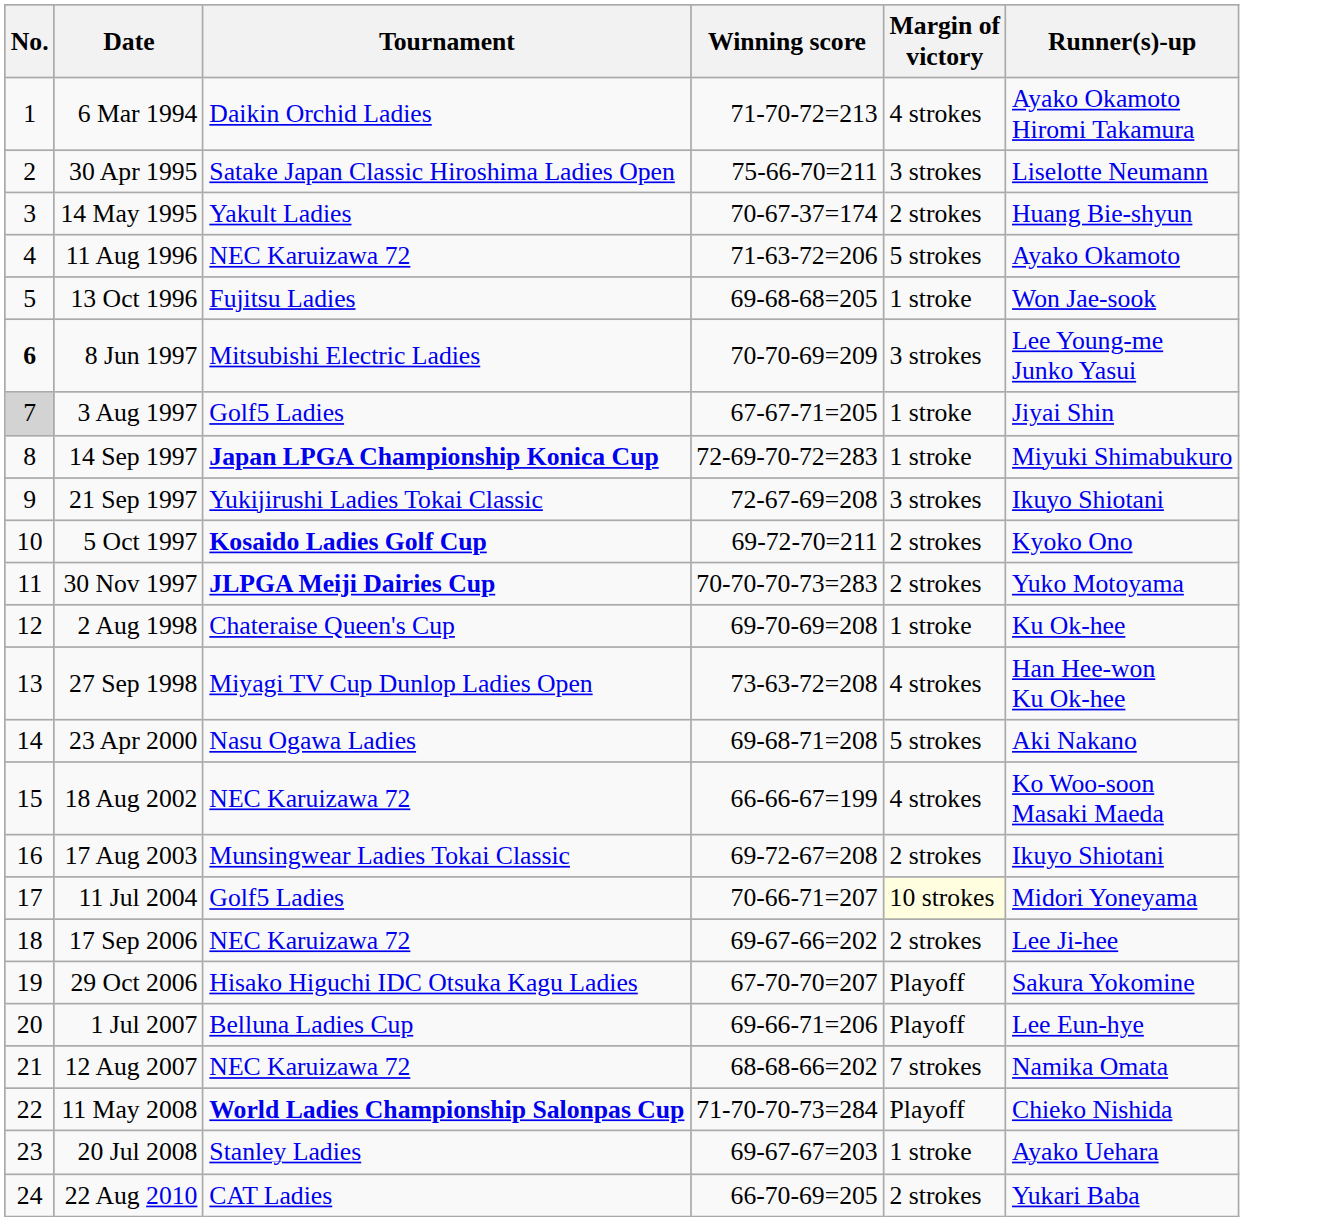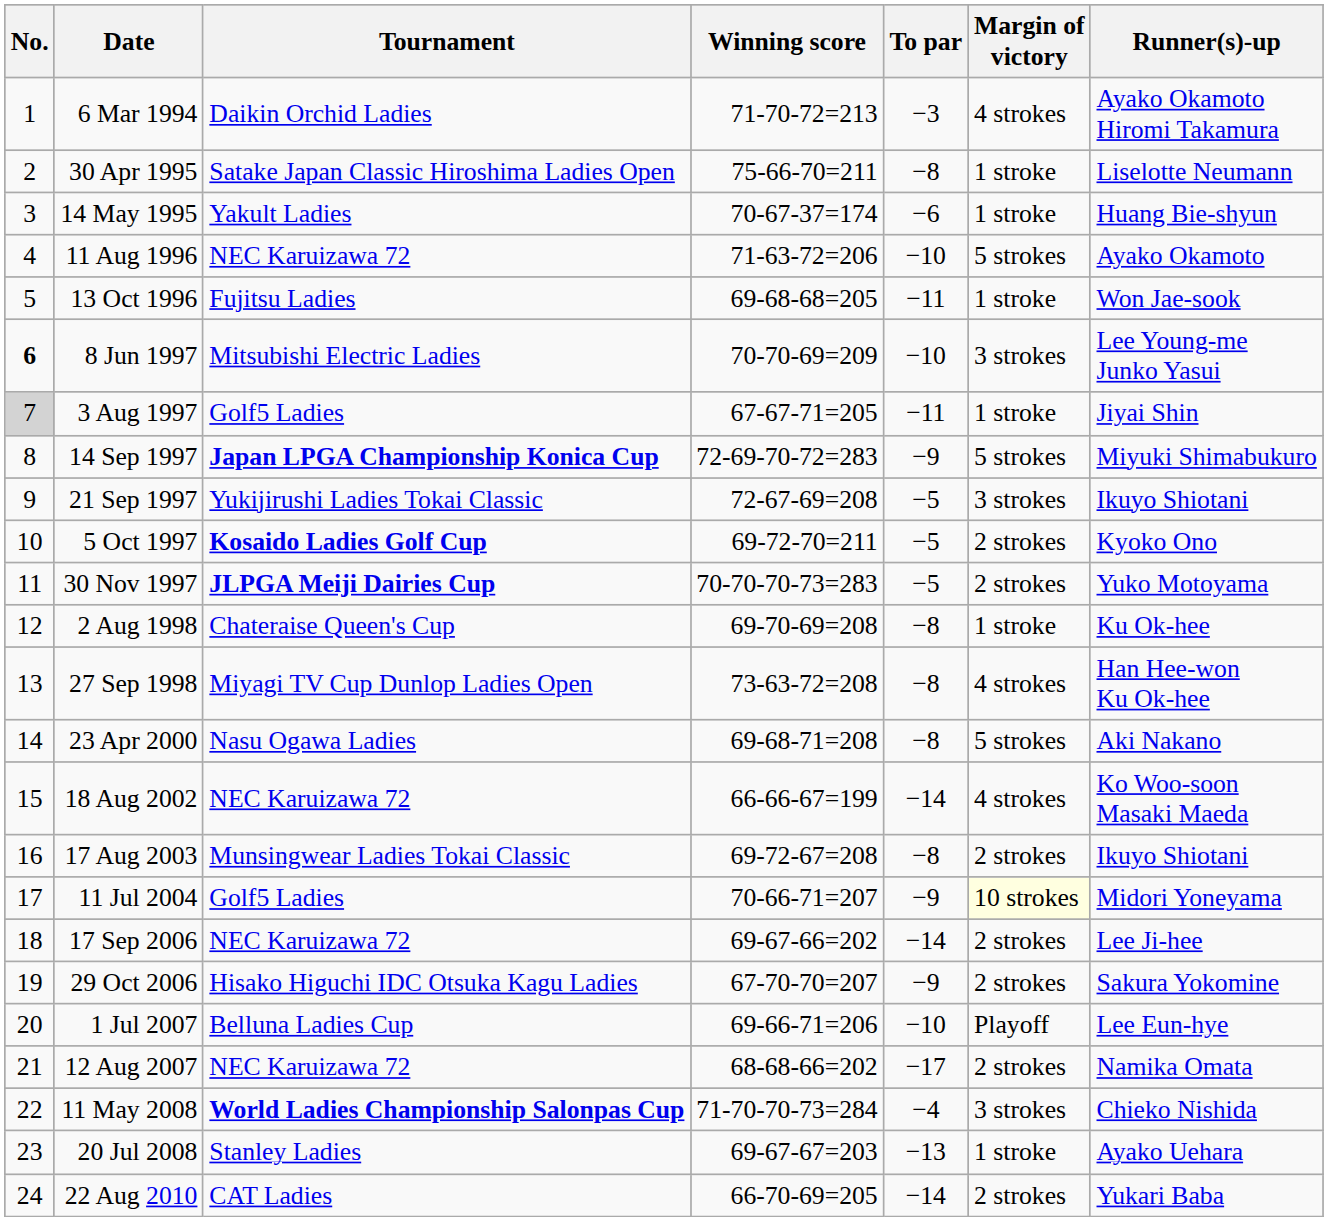+ column: (926, 41)
(936, 171) 3 strokes -> (1015, 171) 1 stroke
(936, 213) 2 strokes -> (1015, 213) 1 stroke
(931, 455) 1 stroke -> (1020, 455) 5 strokes
(927, 982) Playoff -> (1020, 982) 2 strokes
(936, 1067) 7 strokes -> (1020, 1067) 2 strokes
(927, 1109) Playoff -> (1020, 1109) 3 strokes
